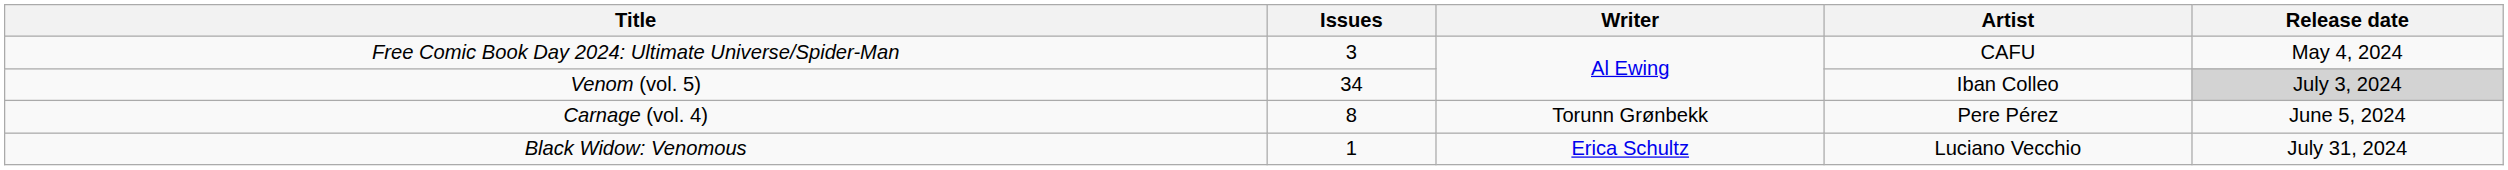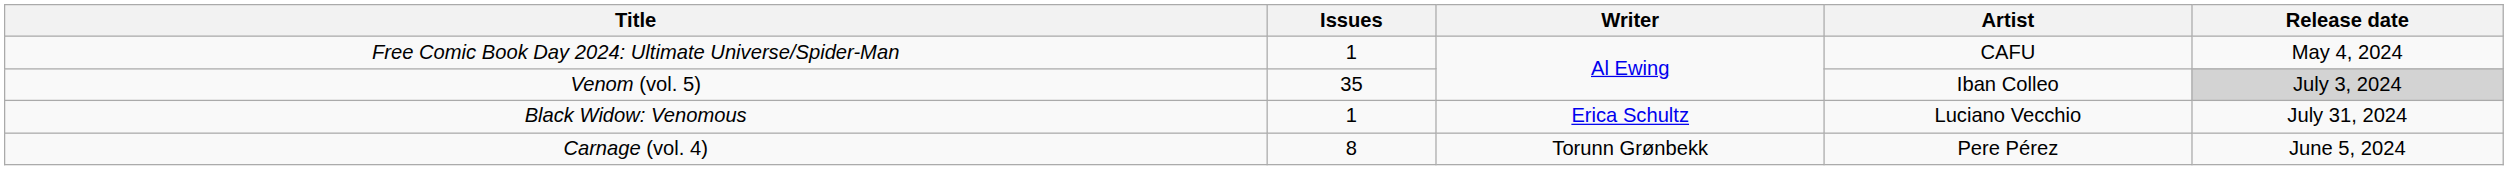(1351, 52) 3 -> (1351, 52) 1
(1351, 84) 34 -> (1351, 84) 35
rows swapped: (636, 116) <-> (636, 148)
